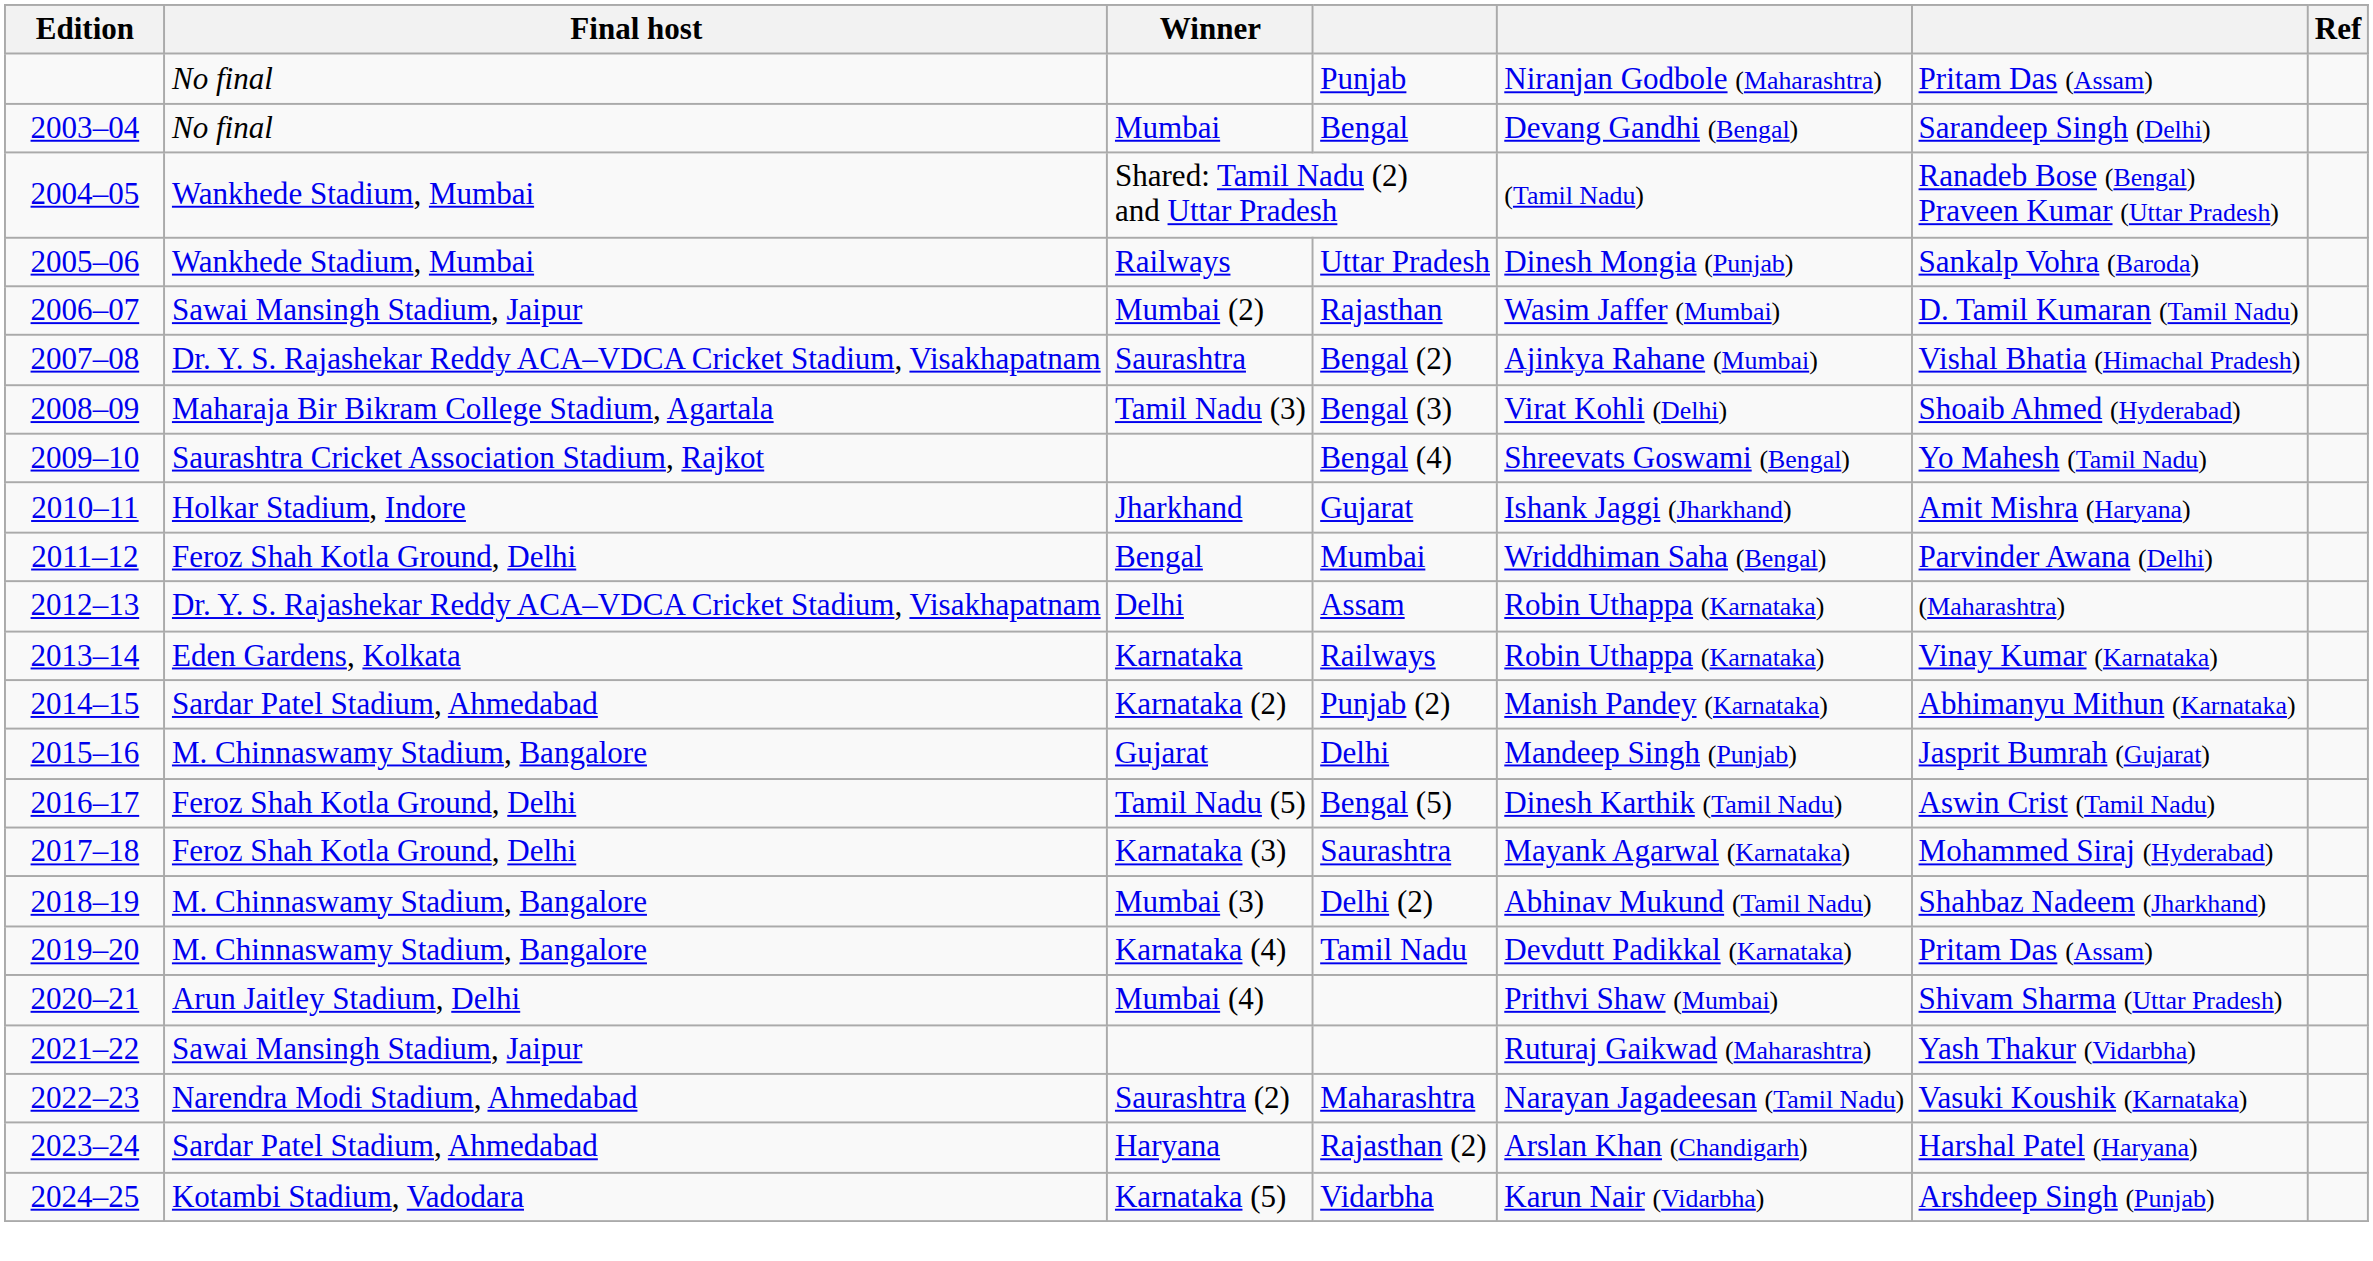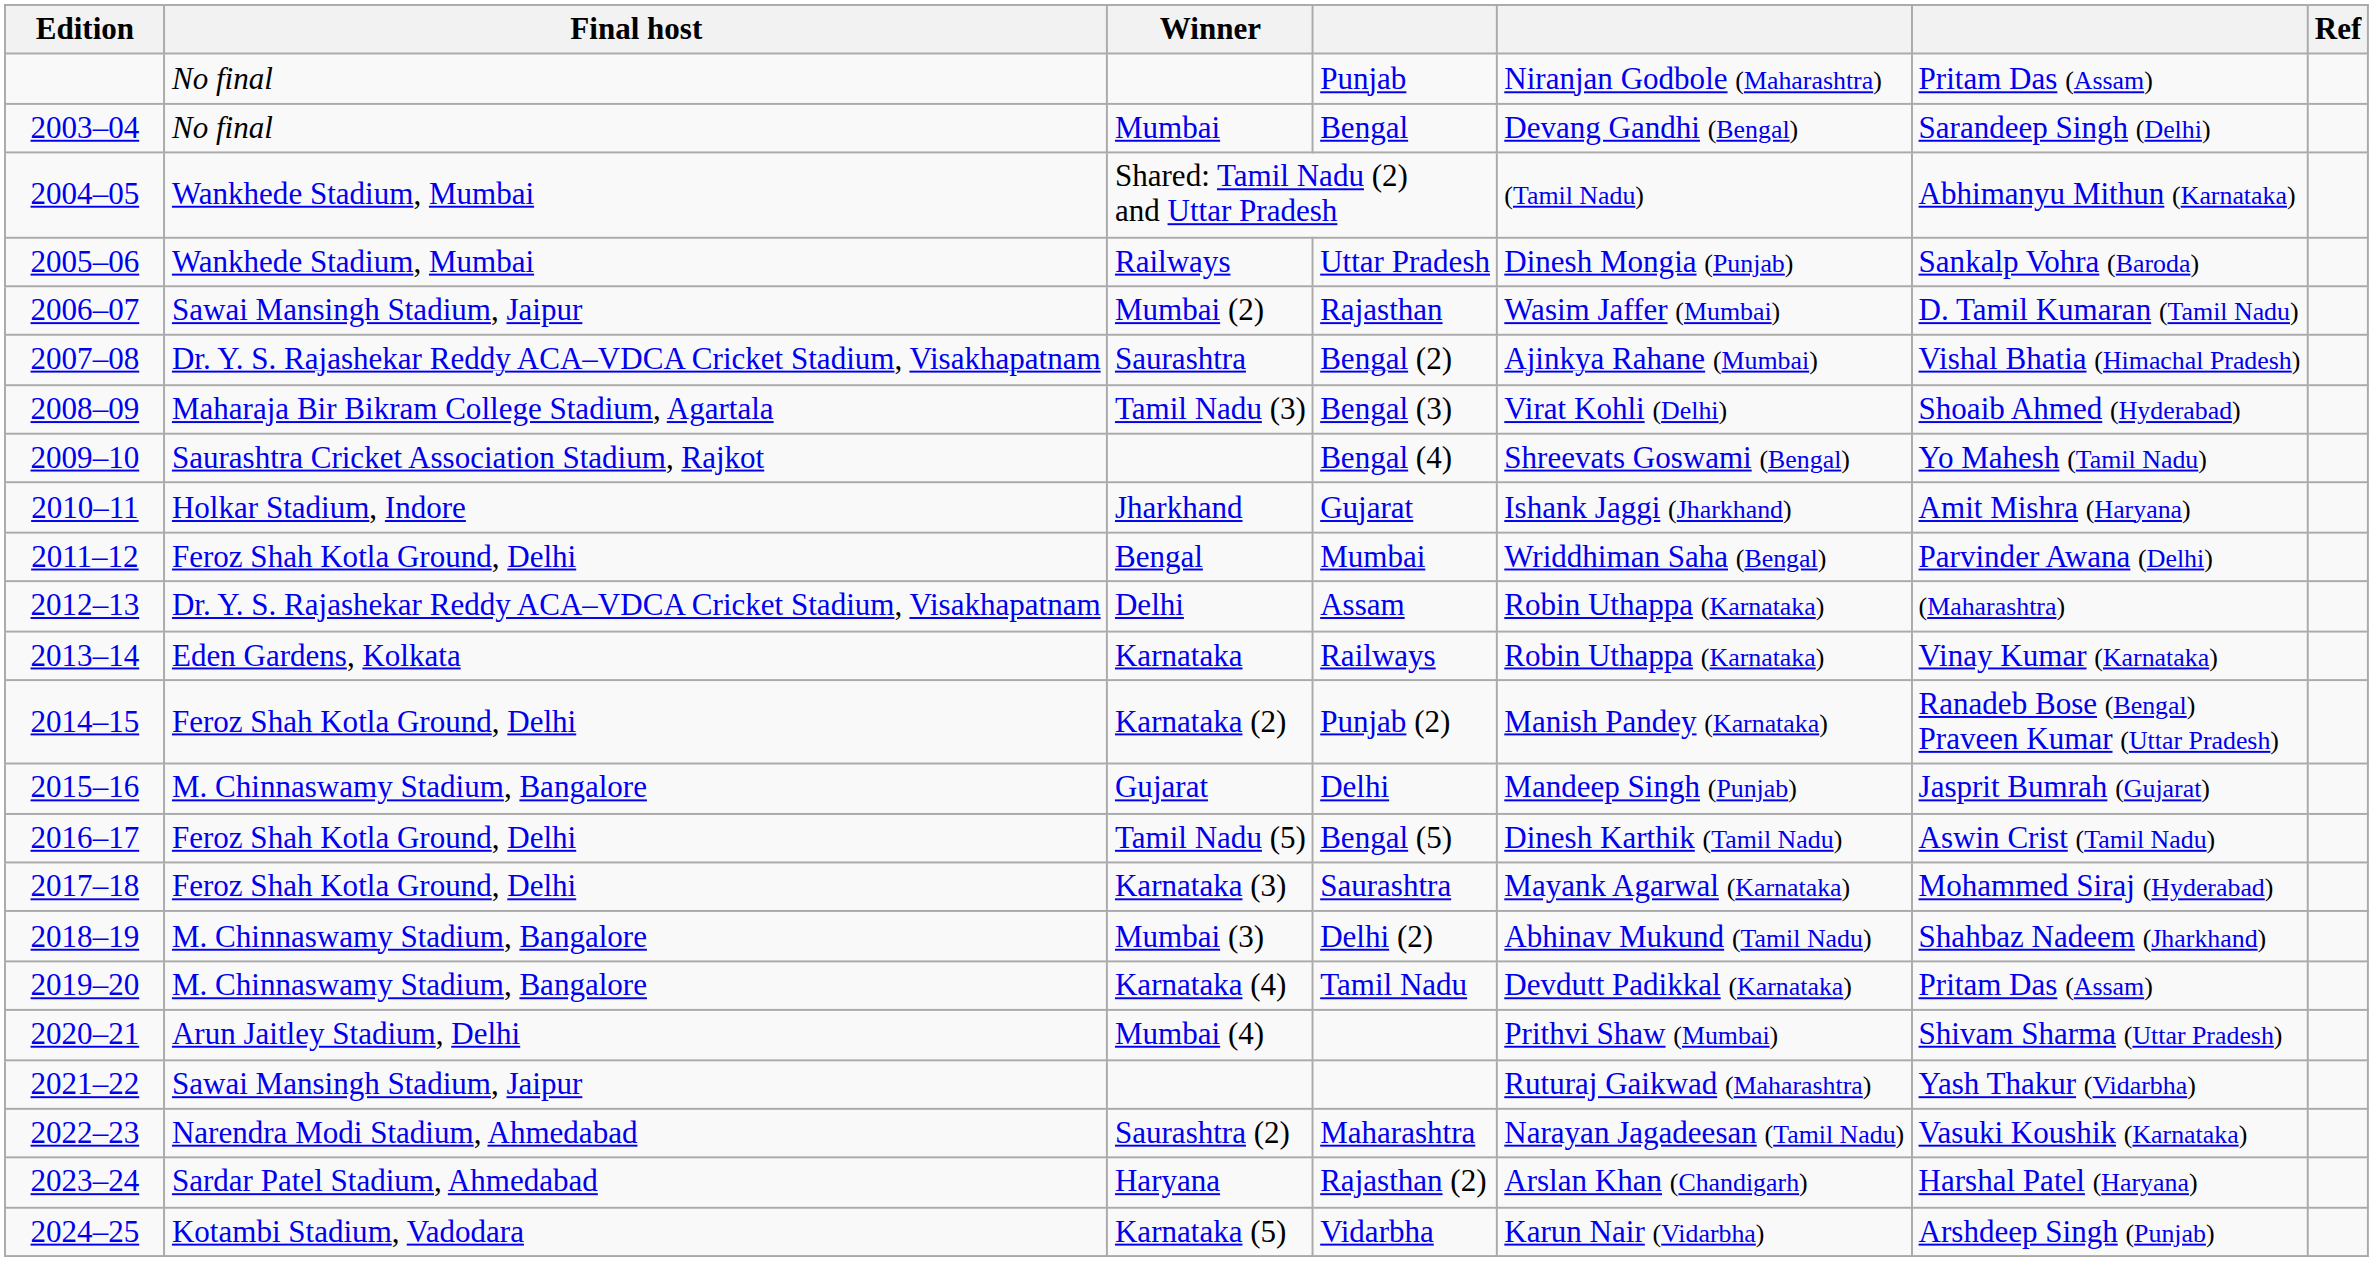(2099, 194) Ranadeb Bose (Bengal) Praveen Kumar (Uttar Pradesh) -> (2107, 194) Abhimanyu Mithun (Karnataka)
(385, 703) Sardar Patel Stadium, Ahmedabad -> (374, 721) Feroz Shah Kotla Ground, Delhi
(2107, 703) Abhimanyu Mithun (Karnataka) -> (2099, 721) Ranadeb Bose (Bengal) Praveen Kumar (Uttar Pradesh)
